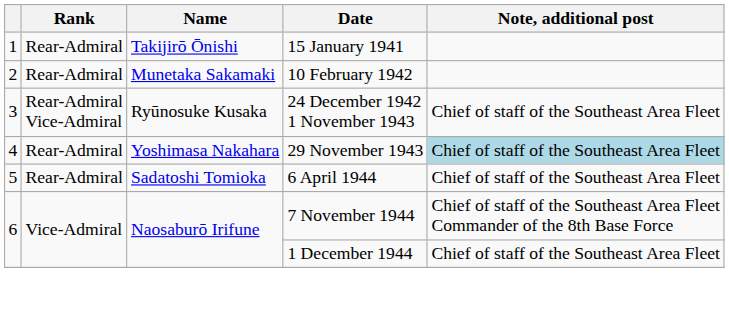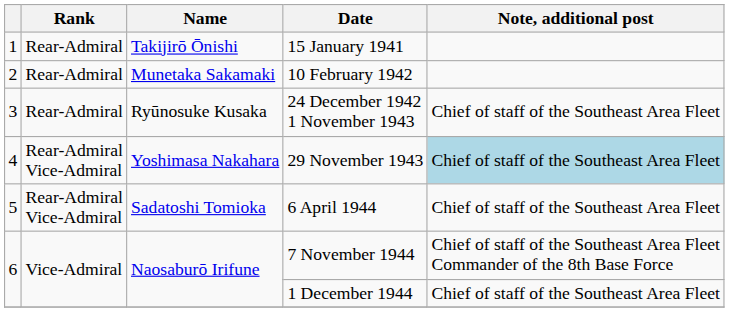(74, 112) Rear-Admiral Vice-Admiral -> (74, 112) Rear-Admiral
(74, 149) Rear-Admiral -> (74, 159) Rear-Admiral Vice-Admiral
(74, 177) Rear-Admiral -> (74, 207) Rear-Admiral Vice-Admiral
